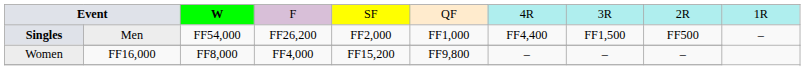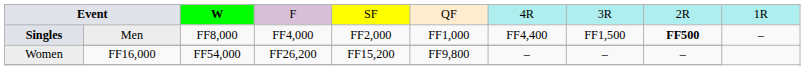(217, 35) FF54,000 -> (217, 35) FF8,000
(293, 35) FF26,200 -> (293, 35) FF4,000
(683, 35) normal -> (683, 35) bold
(217, 55) FF8,000 -> (217, 55) FF54,000
(293, 55) FF4,000 -> (293, 55) FF26,200
